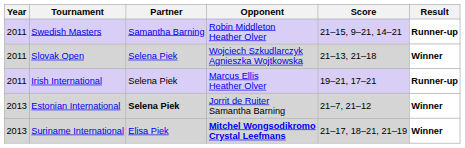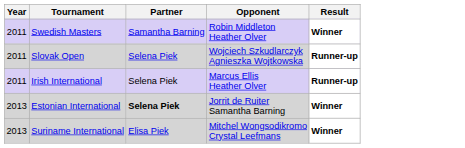- column: (364, 12)
(435, 32) Runner-up -> (327, 32) Winner
(427, 56) Winner -> (335, 56) Runner-up
(262, 131) bold -> (258, 131) normal
